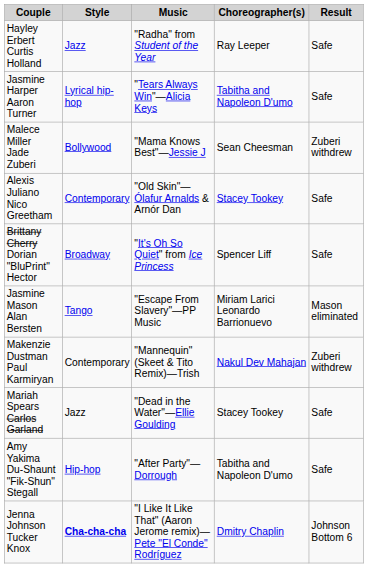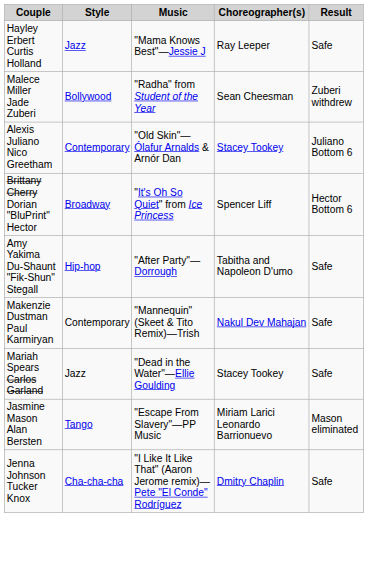(166, 46) "Radha" from Student of the Year -> (170, 46) "Mama Knows Best"—Jessie J
- row: (26, 96)
(170, 147) "Mama Knows Best"—Jessie J -> (166, 96) "Radha" from Student of the Year
(322, 198) Safe -> (332, 147) Juliano Bottom 6
(322, 255) Safe -> (332, 204) Hector Bottom 6
rows swapped: (26, 311) <-> (31, 469)
(332, 362) Zuberi withdrew -> (322, 323) Safe
(95, 532) bold -> (94, 481) normal
(332, 532) Johnson Bottom 6 -> (322, 481) Safe
